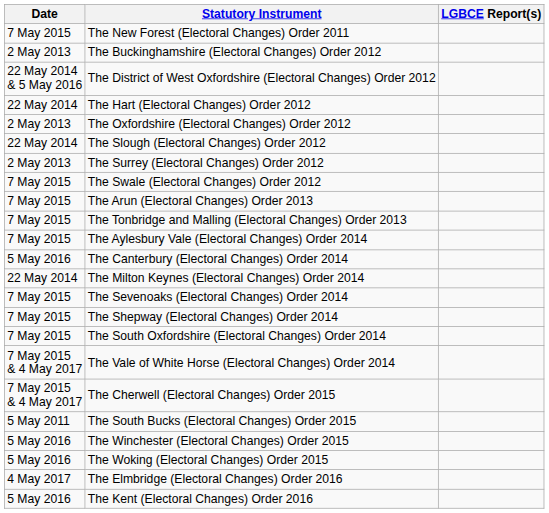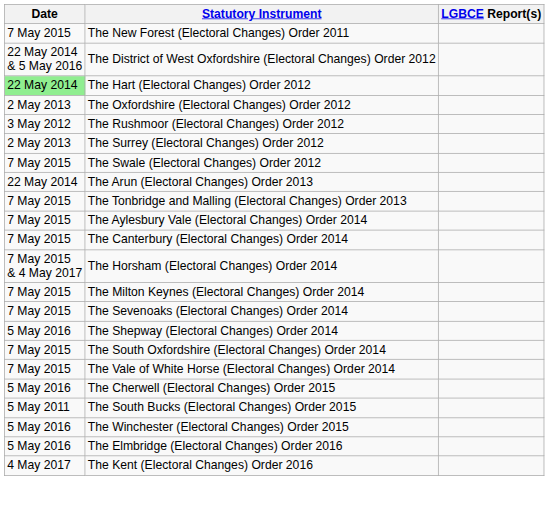- row: (234, 52)
(42, 104) no background -> (42, 85) lightgreen background
+ row: (216, 124)
- row: (207, 143)
(39, 201) 7 May 2015 -> (42, 182) 22 May 2014
(39, 259) 5 May 2016 -> (39, 239) 7 May 2015
+ row: (213, 266)
(42, 278) 22 May 2014 -> (39, 292) 7 May 2015
(39, 317) 7 May 2015 -> (39, 330) 5 May 2016
(45, 362) 7 May 2015 & 4 May 2017 -> (39, 369) 7 May 2015
(45, 395) 7 May 2015 & 4 May 2017 -> (39, 388) 5 May 2016
- row: (208, 460)
(39, 479) 4 May 2017 -> (39, 446) 5 May 2016
(39, 498) 5 May 2016 -> (39, 465) 4 May 2017
